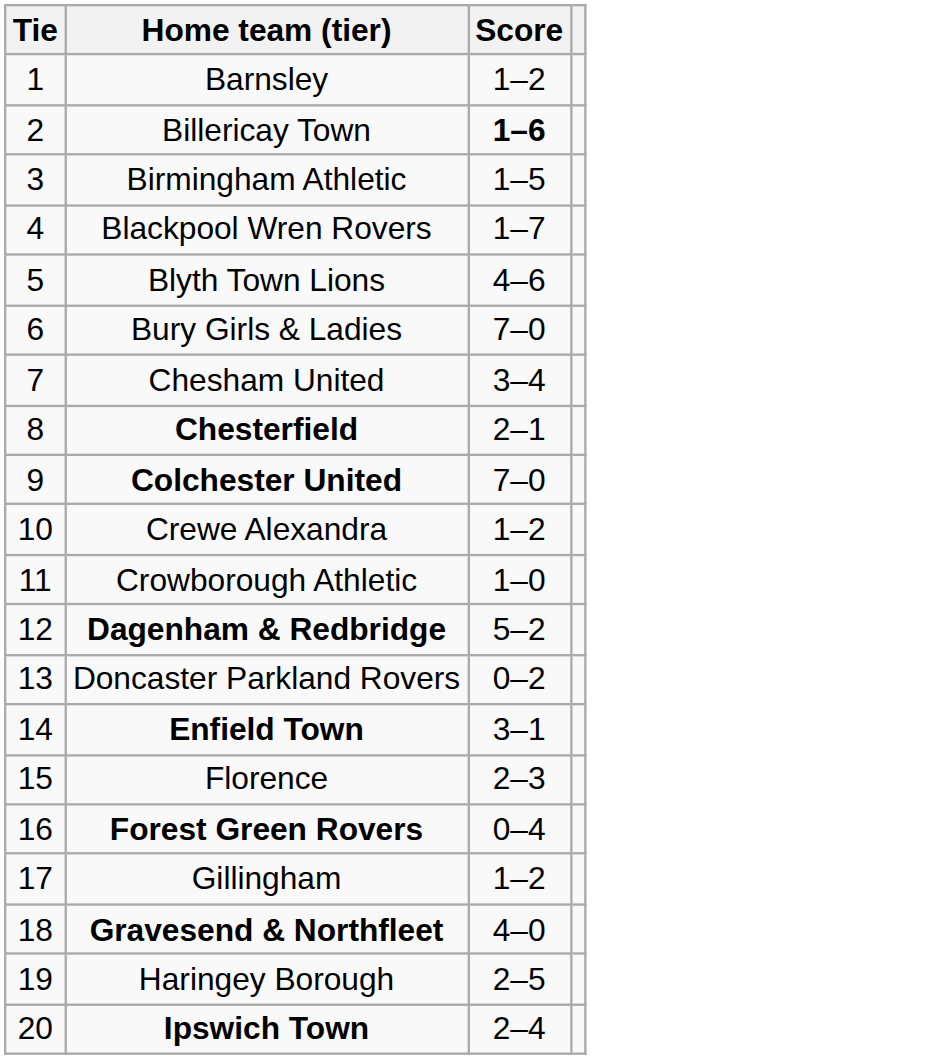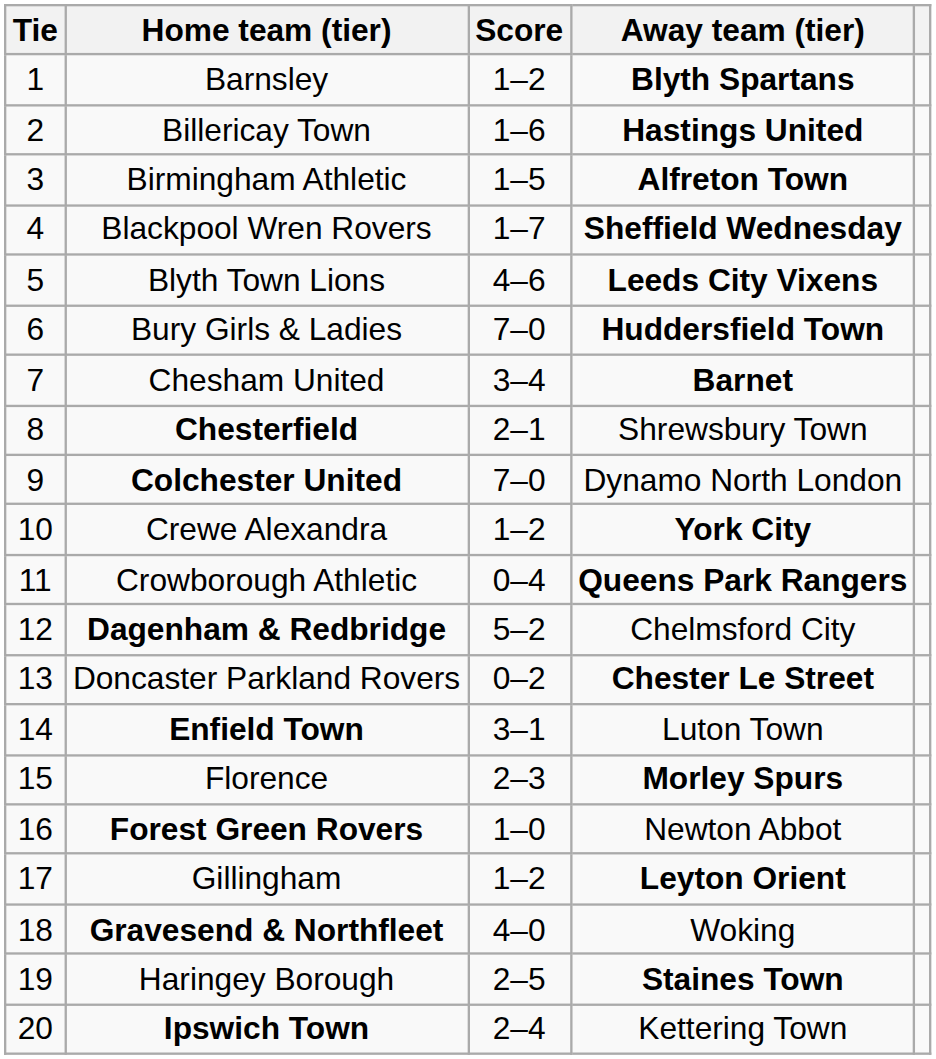+ column: (743, 30)
(519, 130) bold -> (519, 130) normal
(519, 579) 1–0 -> (519, 579) 0–4
(519, 829) 0–4 -> (519, 829) 1–0
